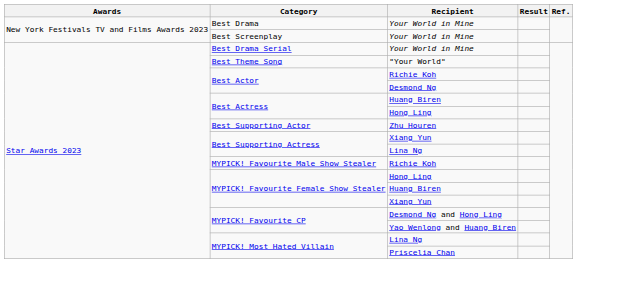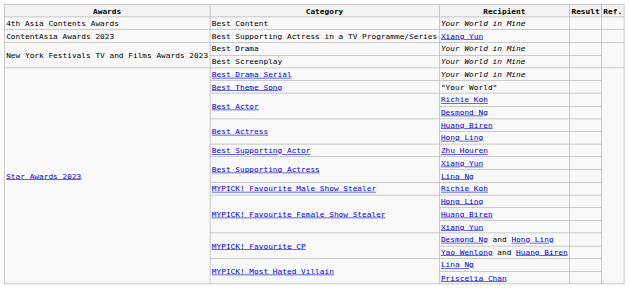+ row: (240, 23)
+ row: (325, 36)
